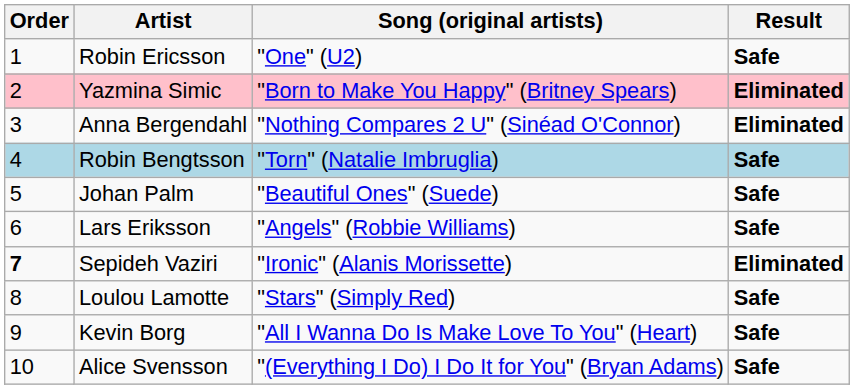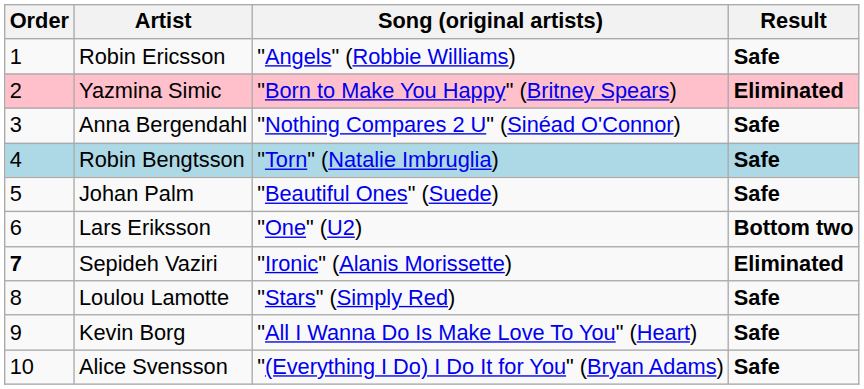(310, 56) "One" (U2) -> (386, 56) "Angels" (Robbie Williams)
(789, 125) Eliminated -> (757, 125) Safe
(386, 228) "Angels" (Robbie Williams) -> (310, 228) "One" (U2)
(757, 228) Safe -> (794, 228) Bottom two
